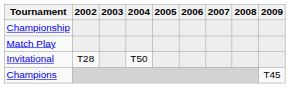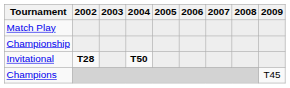rows swapped: (31, 43) <-> (38, 28)
(86, 59) normal -> (86, 59) bold
(139, 59) normal -> (139, 59) bold
